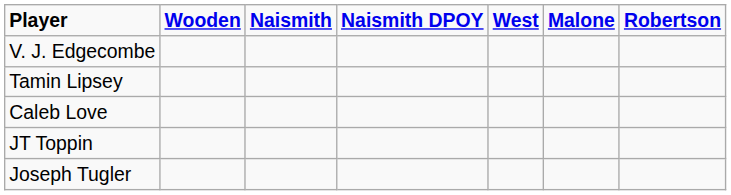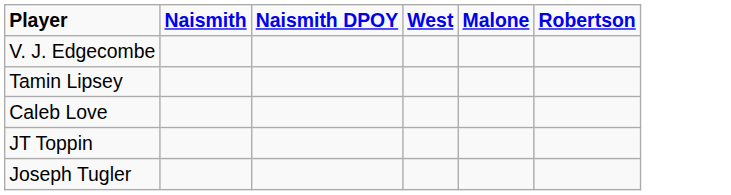- column: (203, 20)
